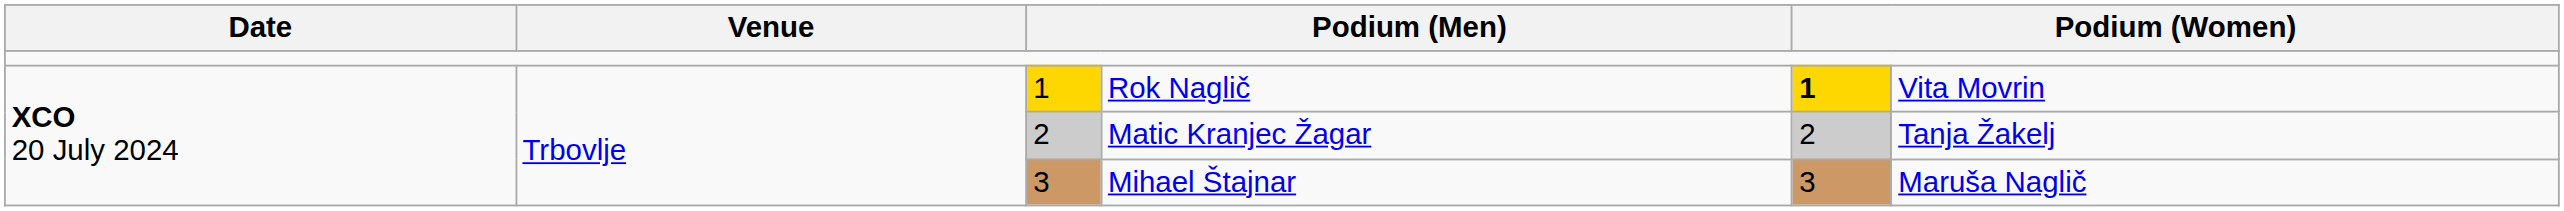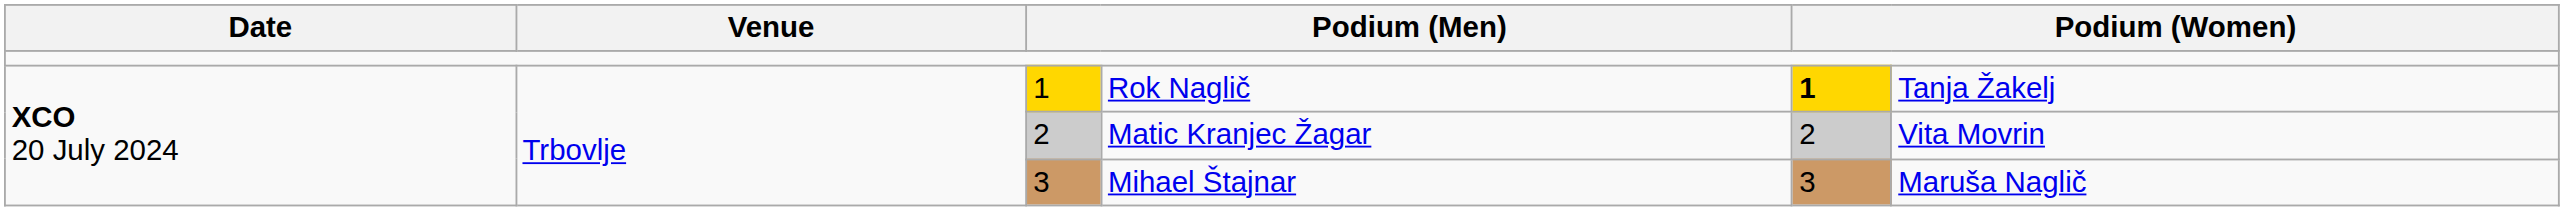(1972, 88) Vita Movrin -> (1977, 88) Tanja Žakelj
(1977, 134) Tanja Žakelj -> (1972, 134) Vita Movrin
